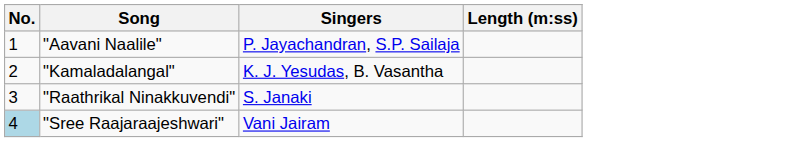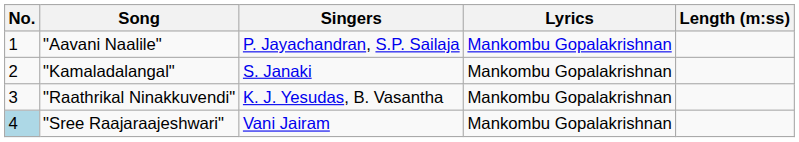+ column: (570, 18)
(343, 71) K. J. Yesudas, B. Vasantha -> (277, 71) S. Janaki
(277, 97) S. Janaki -> (343, 97) K. J. Yesudas, B. Vasantha
